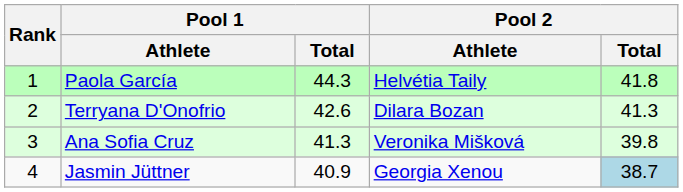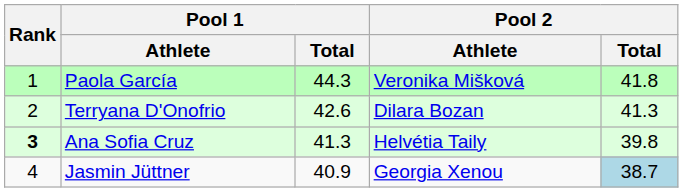(430, 80) Helvétia Taily -> (449, 80) Veronika Mišková
(32, 141) normal -> (32, 141) bold
(449, 141) Veronika Mišková -> (430, 141) Helvétia Taily
